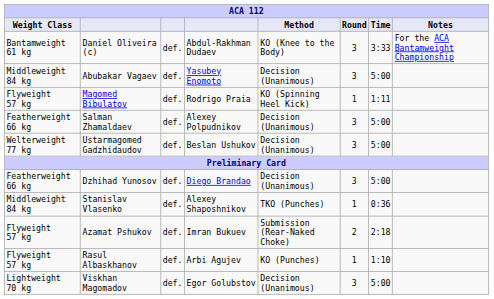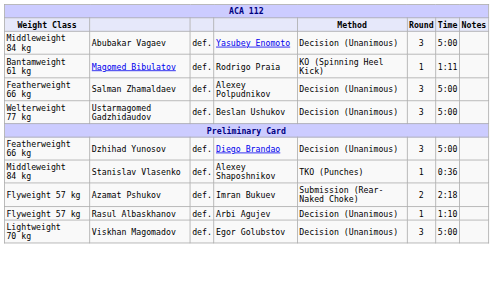- row: (120, 48)
(29, 99) Flyweight 57 kg -> (36, 66) Bantamweight 61 kg
(290, 260) KO (Punches) -> (349, 213) Decision (Unanimous)
